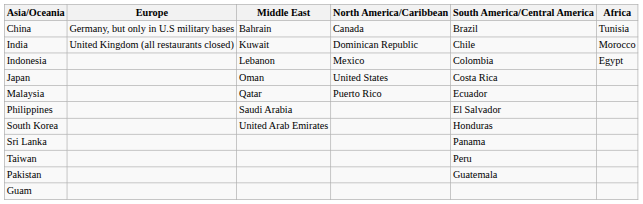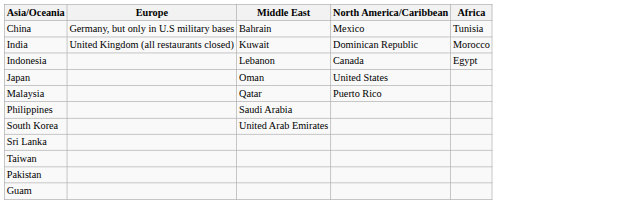- column: (523, 12)
(348, 28) Canada -> (349, 28) Mexico
(349, 61) Mexico -> (348, 61) Canada
